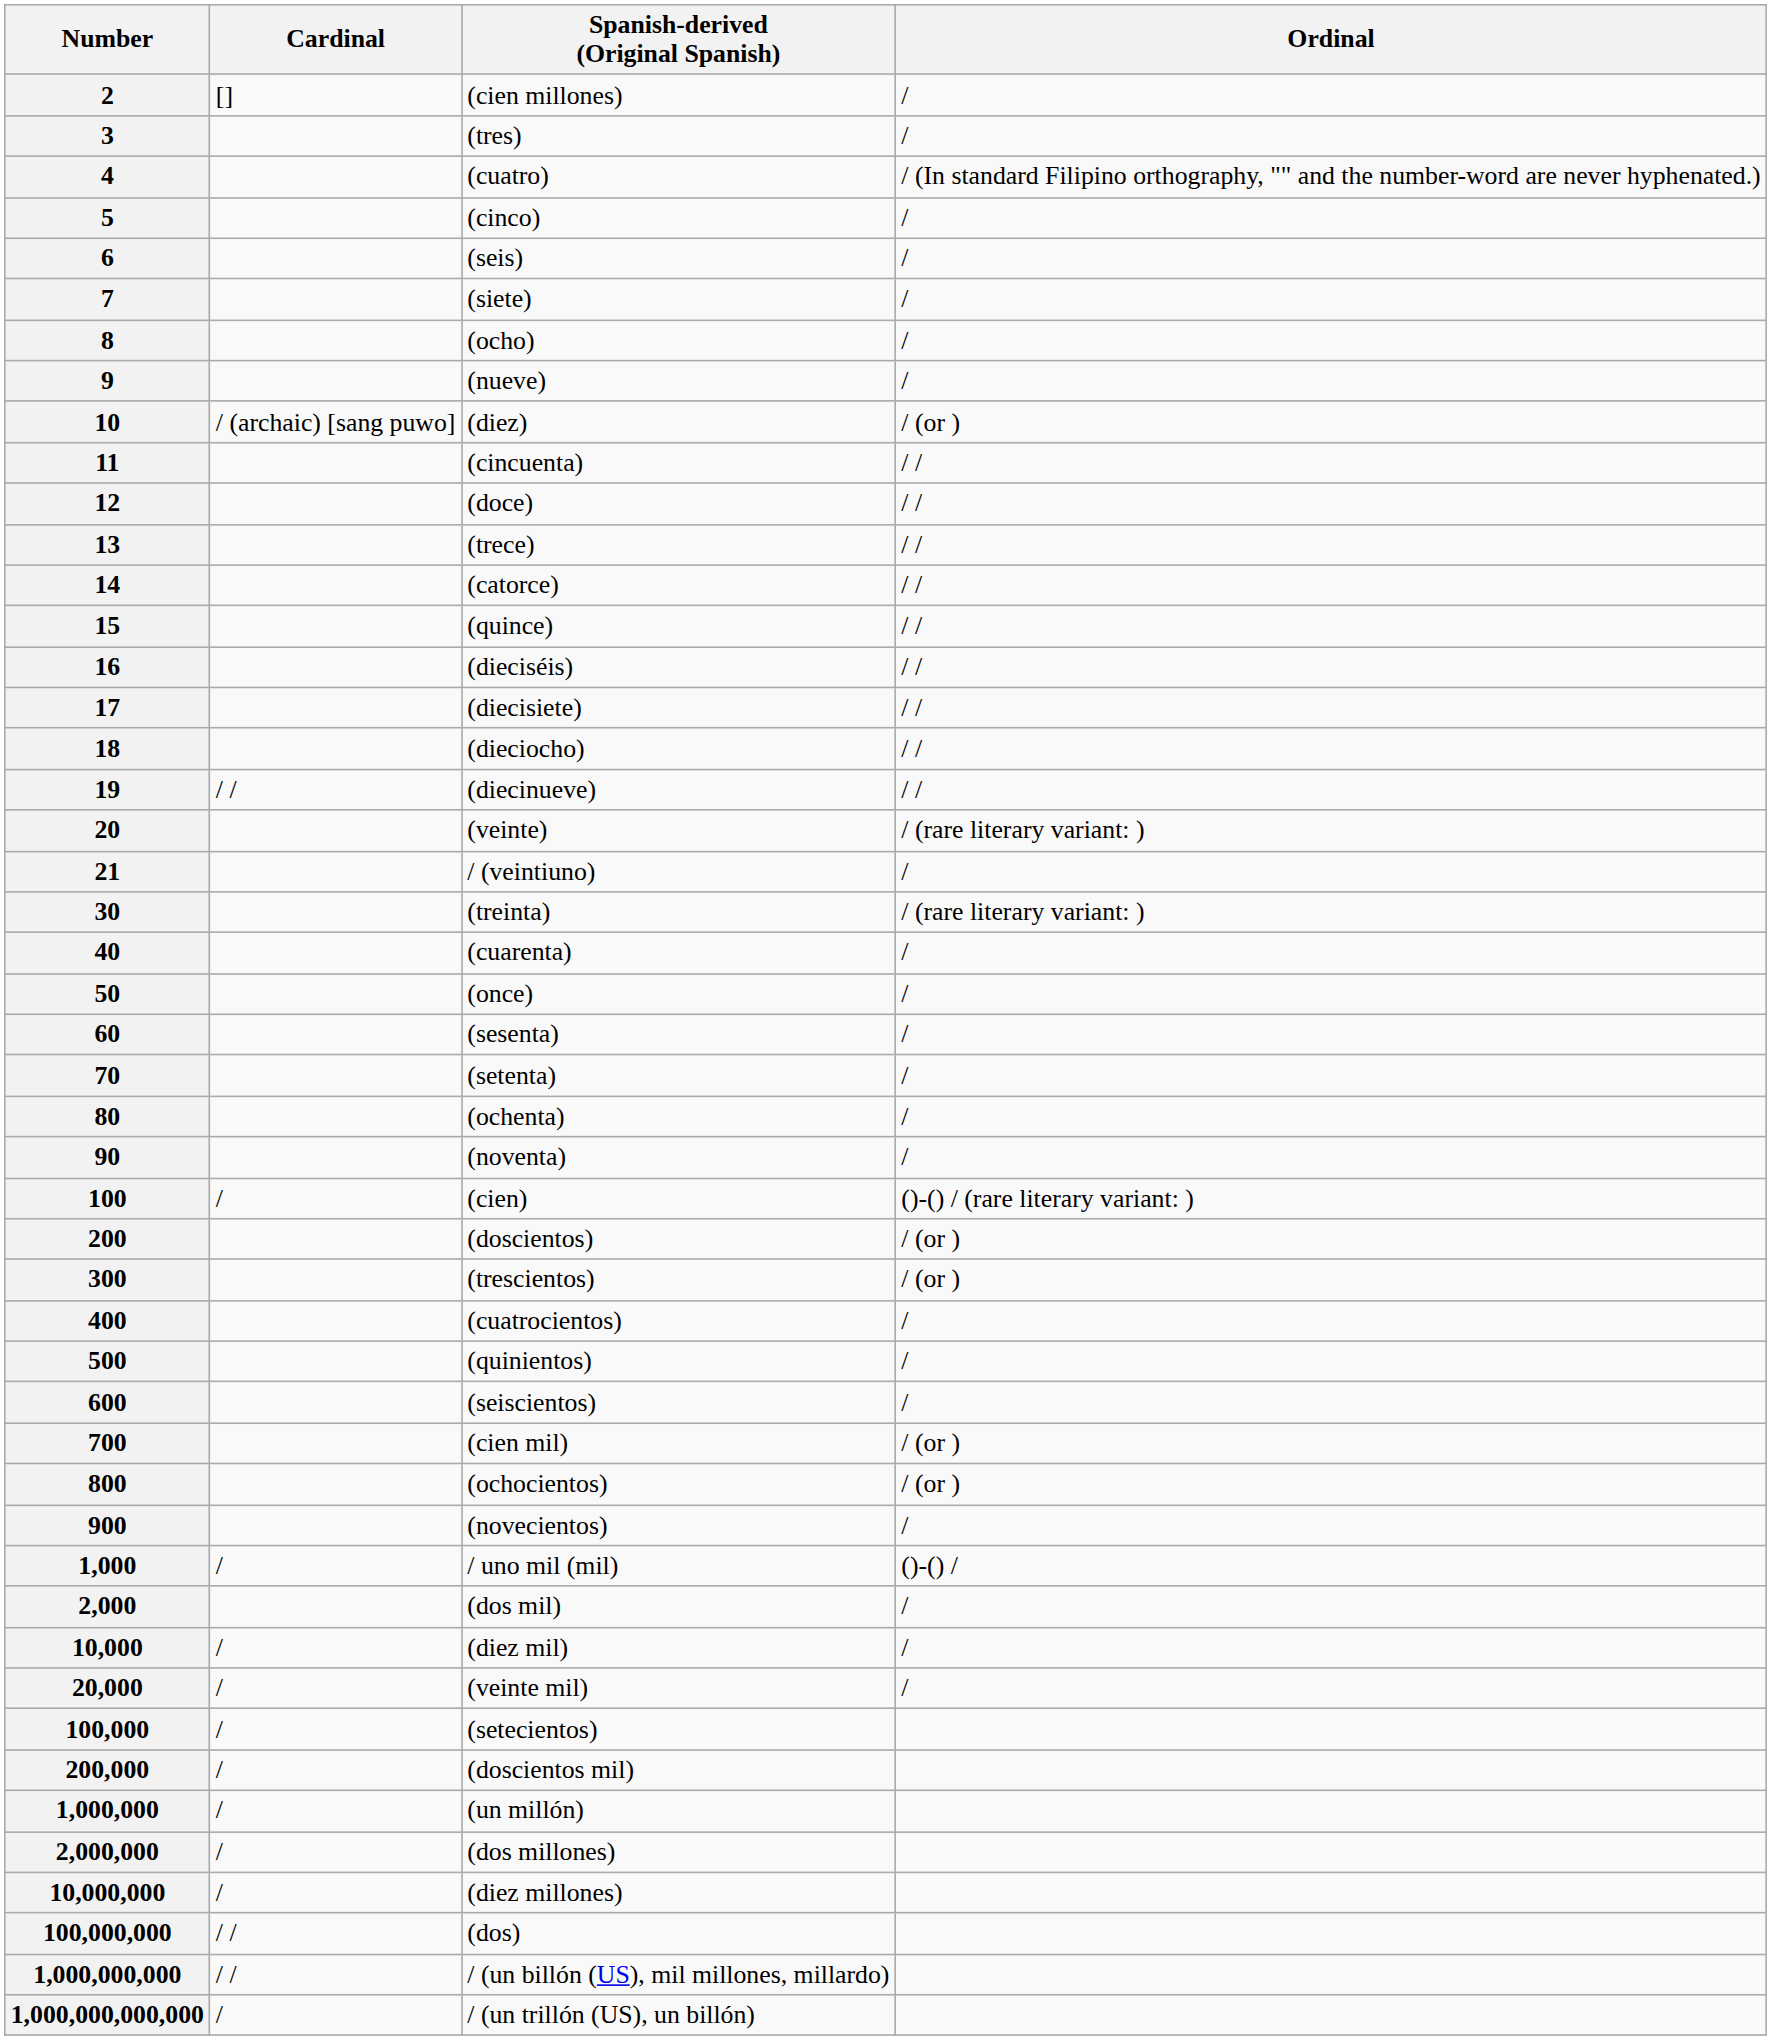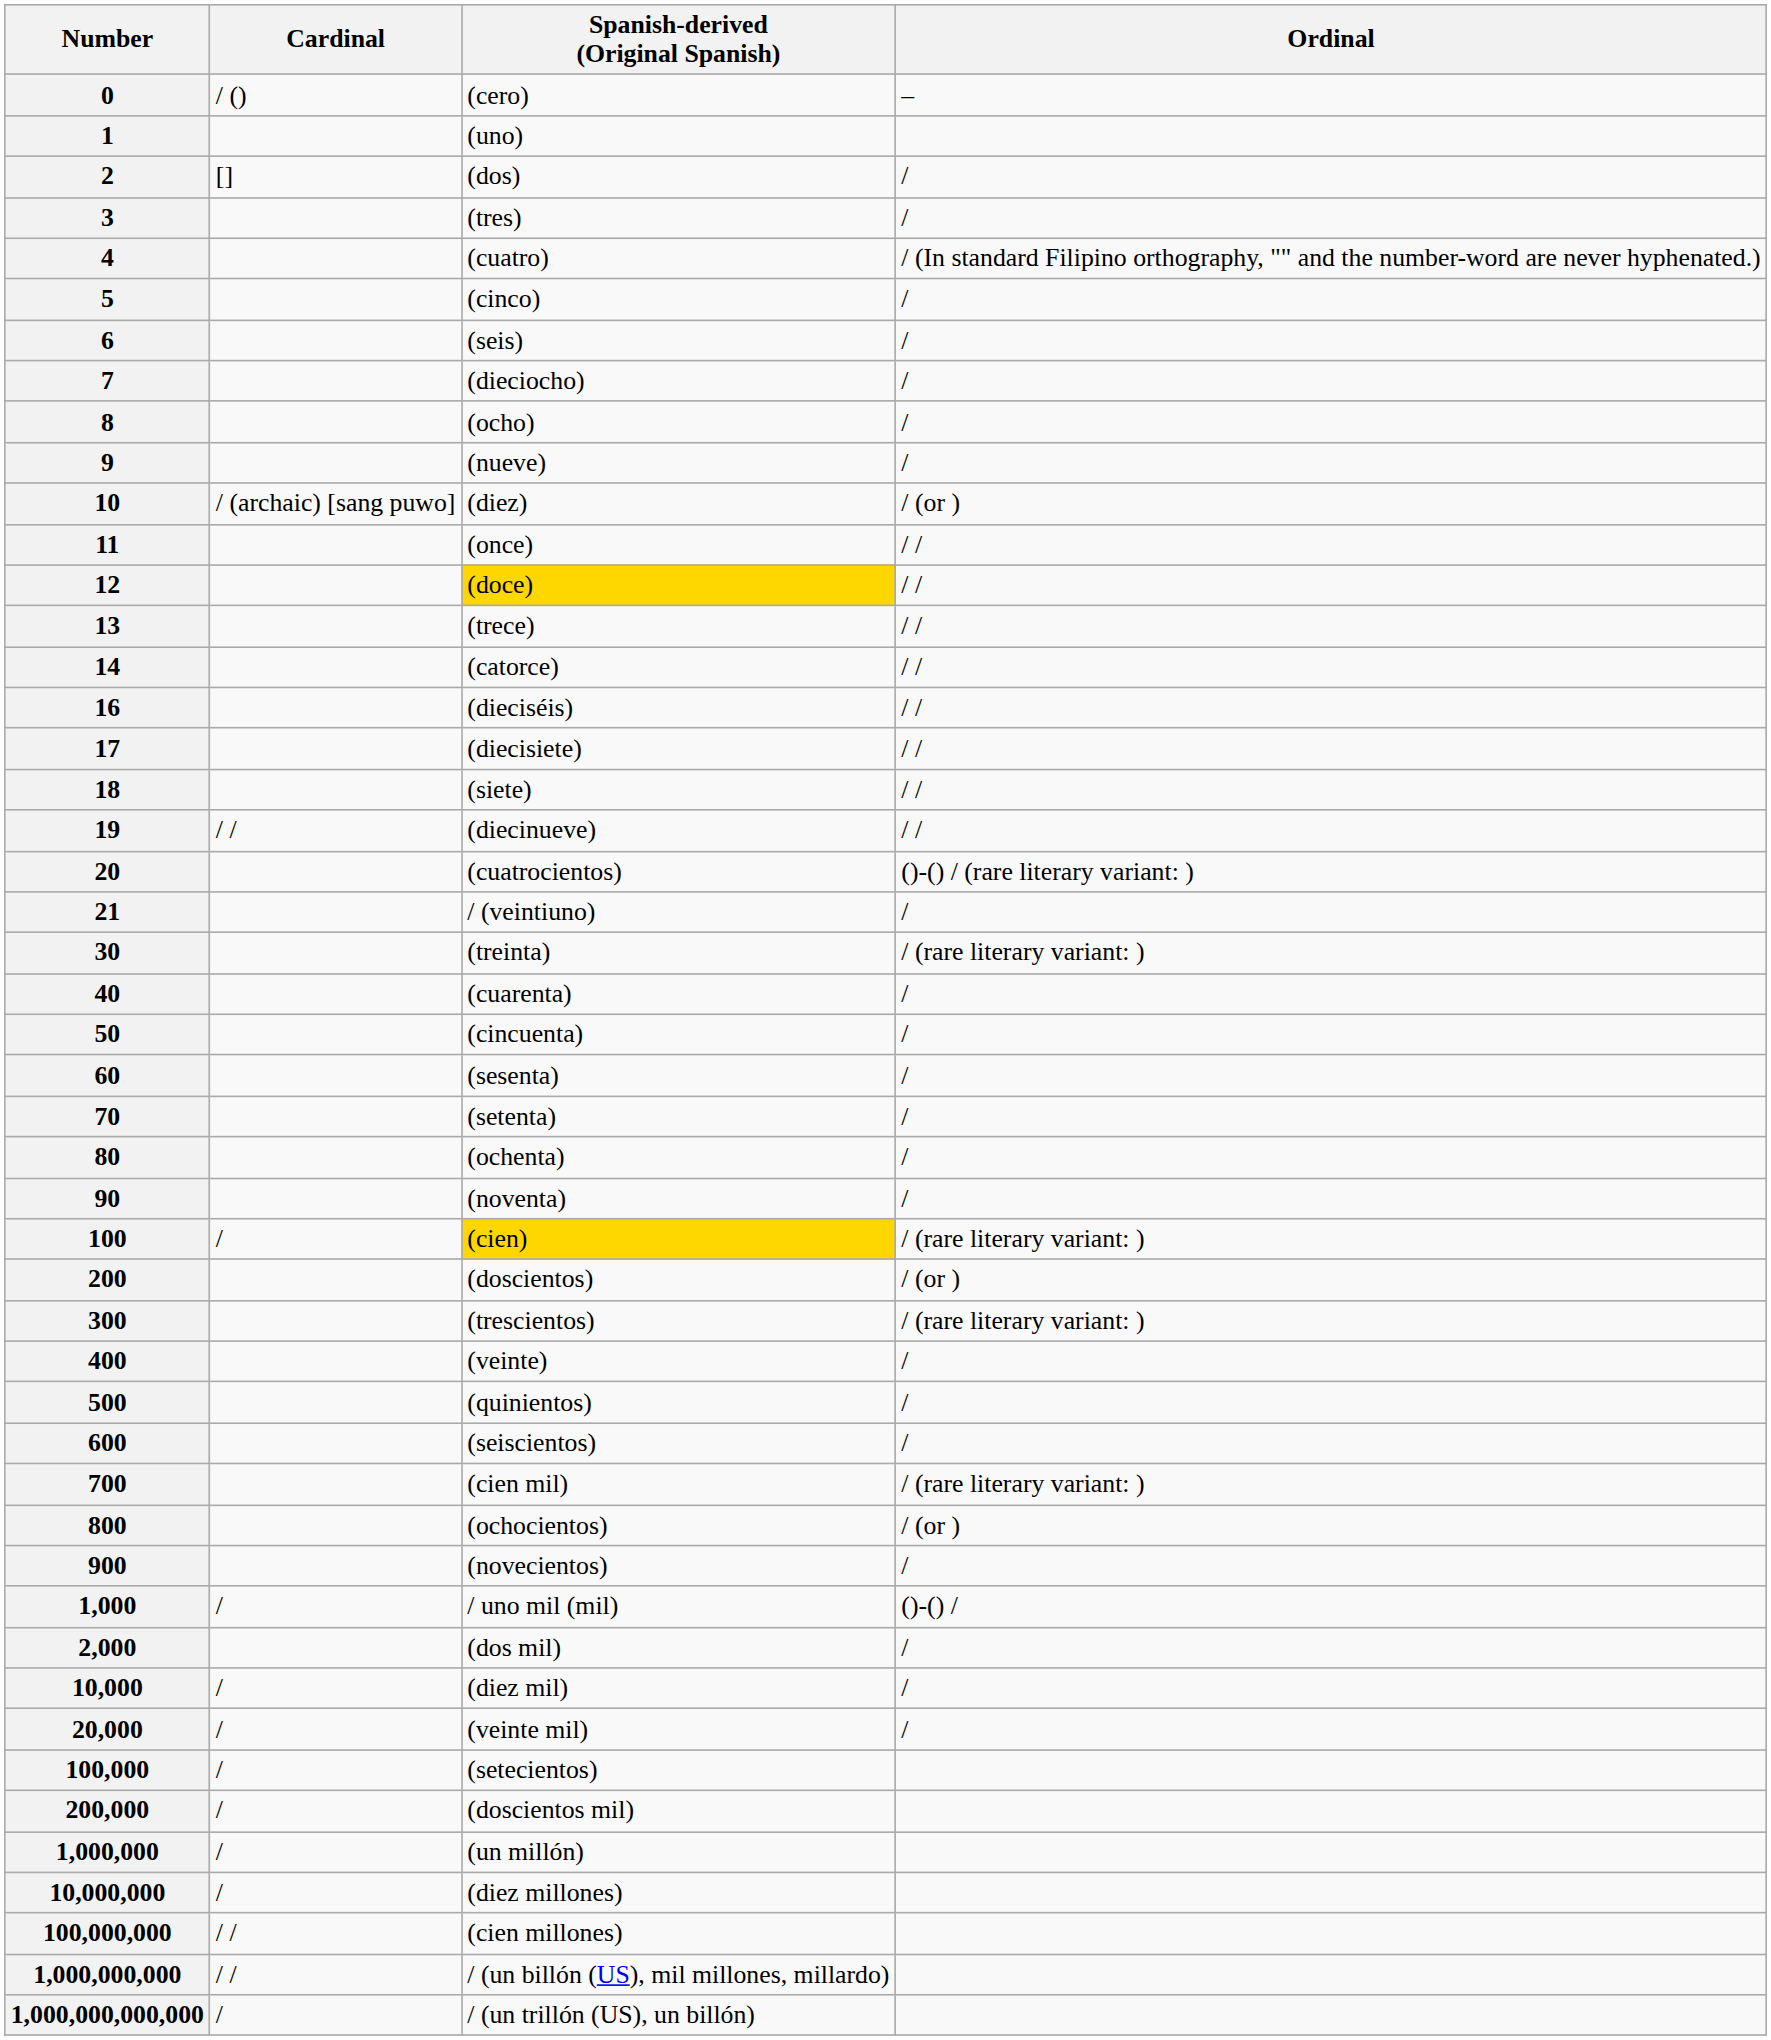+ row: (107, 94)
+ row: (107, 135)
(545, 94) (cien millones) -> (494, 176) (dos)
(499, 299) (siete) -> (526, 380) (dieciocho)
(525, 462) (cincuenta) -> (500, 544) (once)
(500, 503) no background -> (500, 585) gold background
- row: (107, 625)
(526, 748) (dieciocho) -> (499, 789) (siete)
(507, 830) (veinte) -> (545, 870) (cuatrocientos)
(1023, 830) / (rare literary variant: ) -> (1048, 870) ()-() / (rare literary variant: )
(500, 993) (once) -> (525, 1034) (cincuenta)
(497, 1197) no background -> (497, 1238) gold background
(1048, 1197) ()-() / (rare literary variant: ) -> (1023, 1238) / (rare literary variant: )
(931, 1279) / (or ) -> (1023, 1320) / (rare literary variant: )
(545, 1320) (cuatrocientos) -> (507, 1361) (veinte)
(931, 1442) / (or ) -> (1023, 1483) / (rare literary variant: )
- row: (107, 1851)
(494, 1933) (dos) -> (545, 1933) (cien millones)
